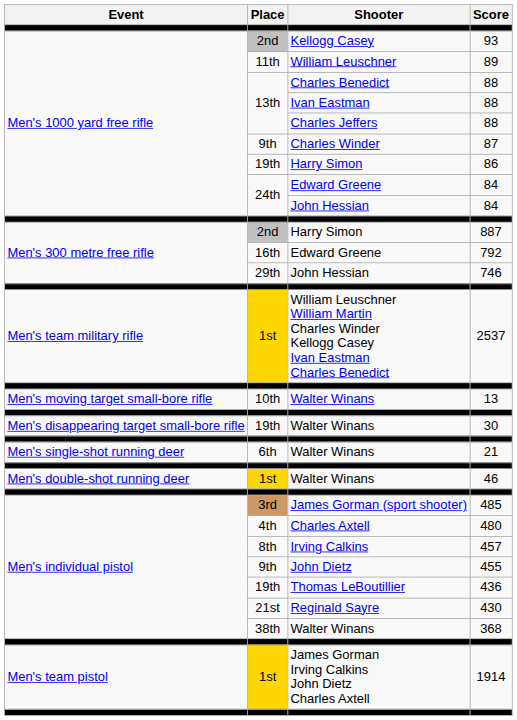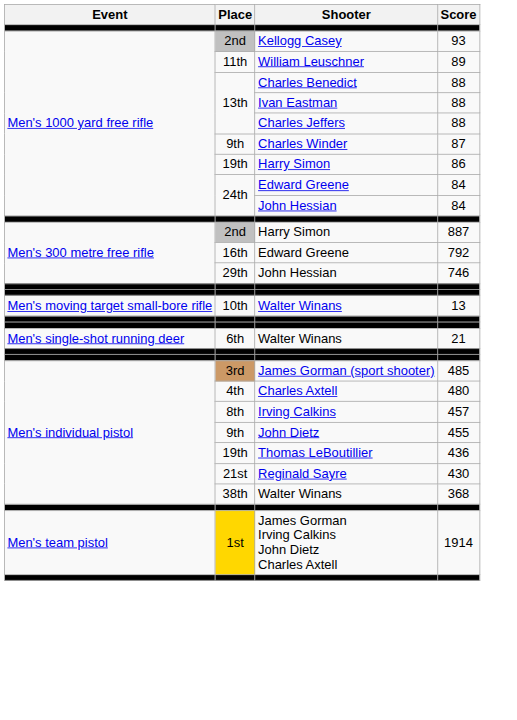- row: (343, 336)
- row: (332, 425)
- row: (332, 478)
